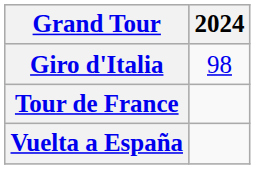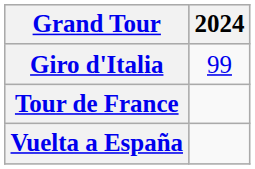(219, 63) 98 -> (219, 63) 99
